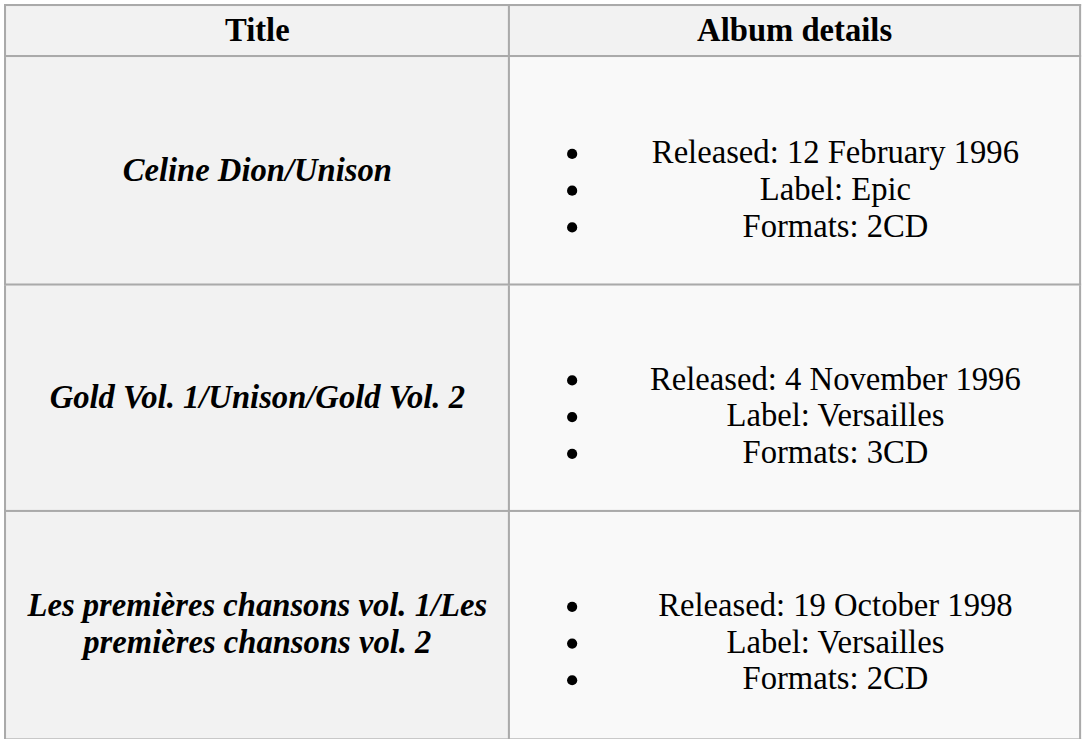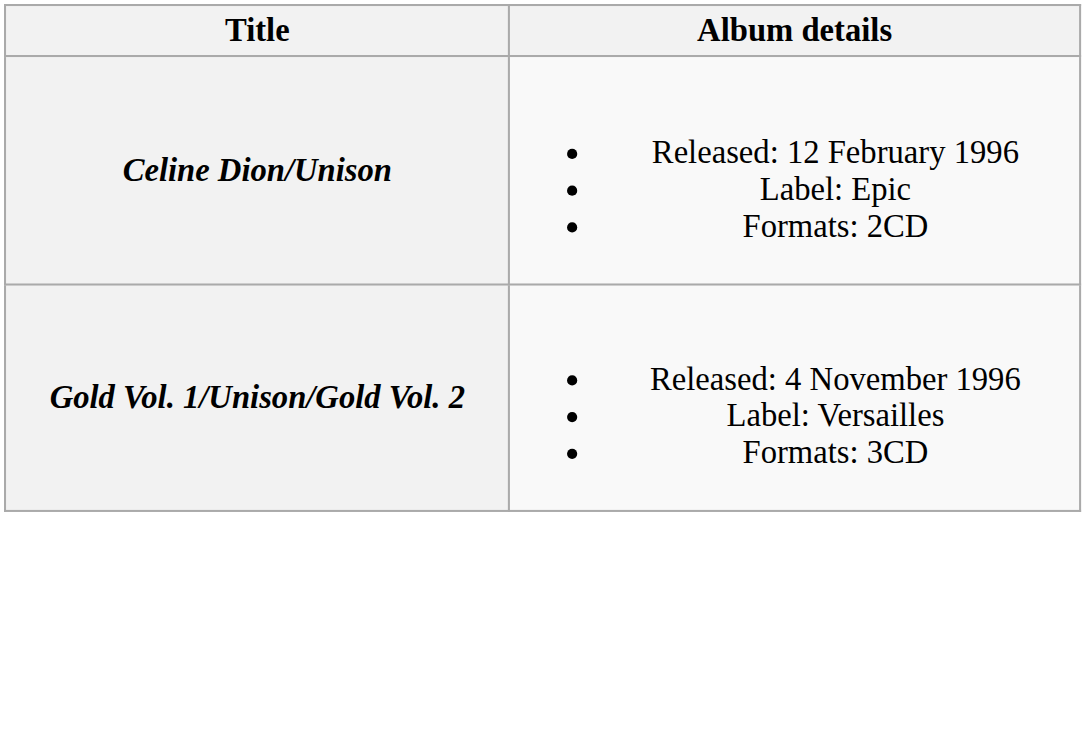- row: (257, 624)
